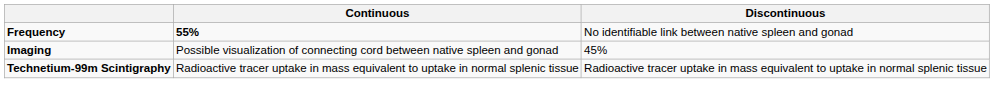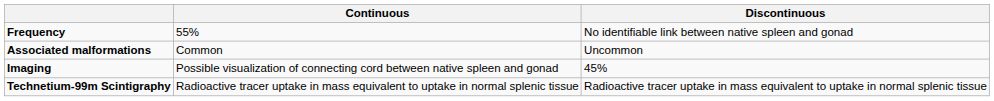(188, 31) bold -> (188, 31) normal
+ row: (79, 50)
